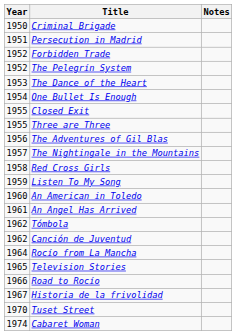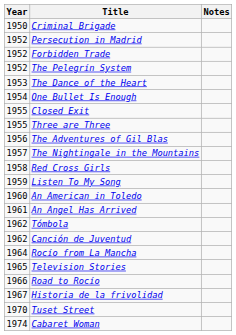(17, 40) 1951 -> (17, 40) 1952
